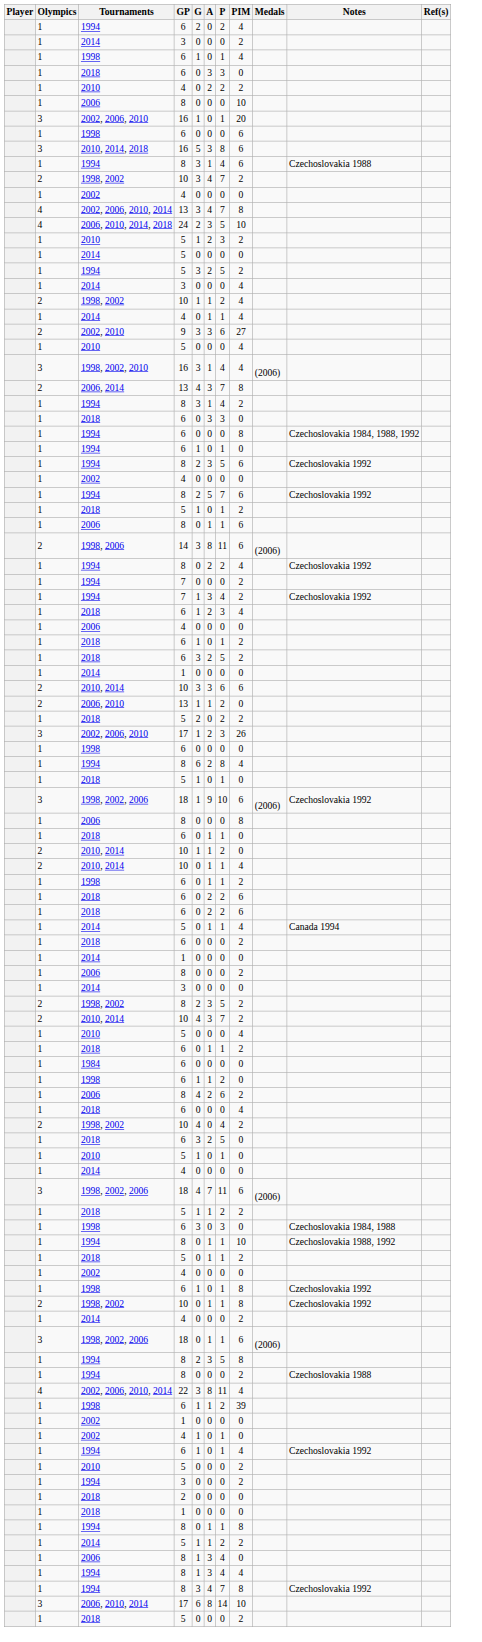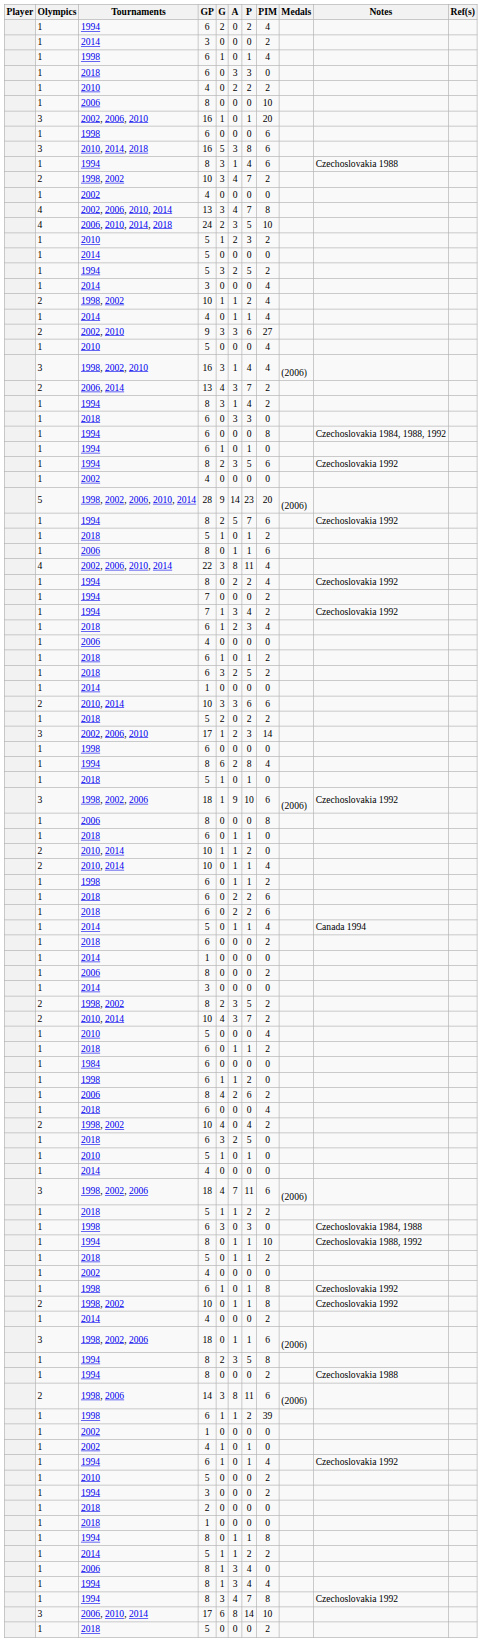(241, 388) 8 -> (268, 388) 2
+ row: (139, 500)
rows swapped: (127, 1390) <-> (103, 545)
- row: (103, 703)
(241, 734) 26 -> (268, 734) 14
